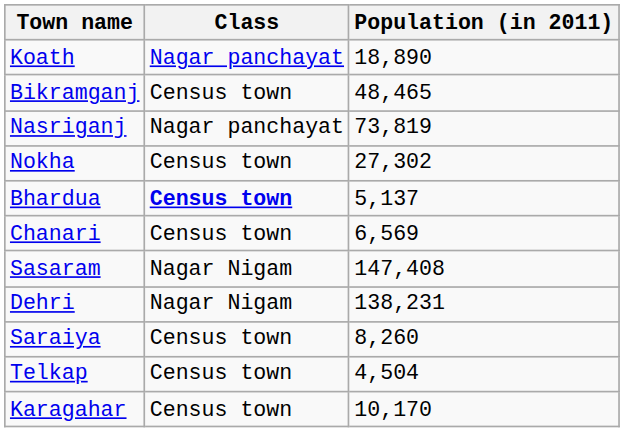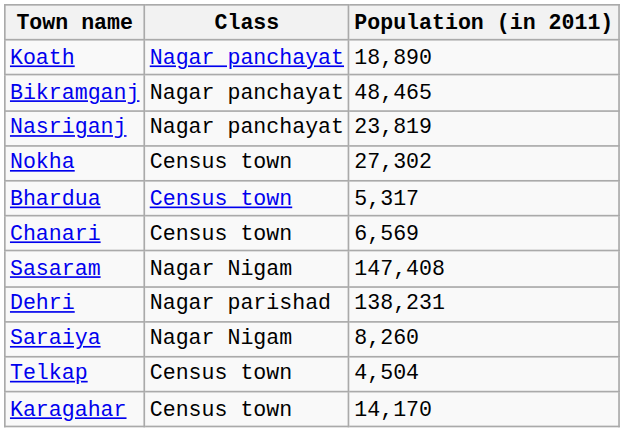(221, 93) Census town -> (247, 93) Nagar panchayat
(393, 128) 73,819 -> (393, 128) 23,819
(221, 198) bold -> (221, 198) normal
(387, 198) 5,137 -> (387, 198) 5,317
(221, 304) Nagar Nigam -> (240, 304) Nagar parishad
(221, 339) Census town -> (221, 339) Nagar Nigam
(393, 409) 10,170 -> (393, 409) 14,170
